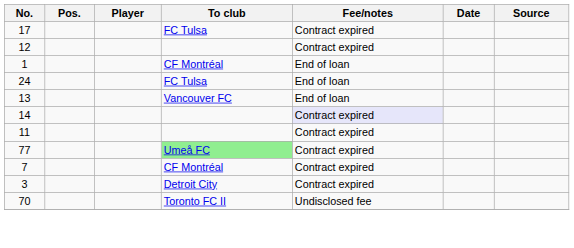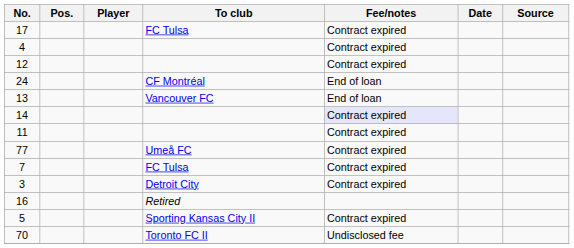+ row: (22, 47)
- row: (24, 64)
(185, 81) FC Tulsa -> (175, 81) CF Montréal
(187, 150) lightgreen background -> (169, 150) no background
(193, 167) CF Montréal -> (167, 167) FC Tulsa
+ row: (22, 201)
+ row: (22, 218)
